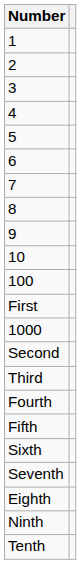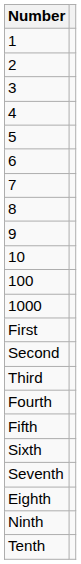rows swapped: (25, 329) <-> (23, 305)
